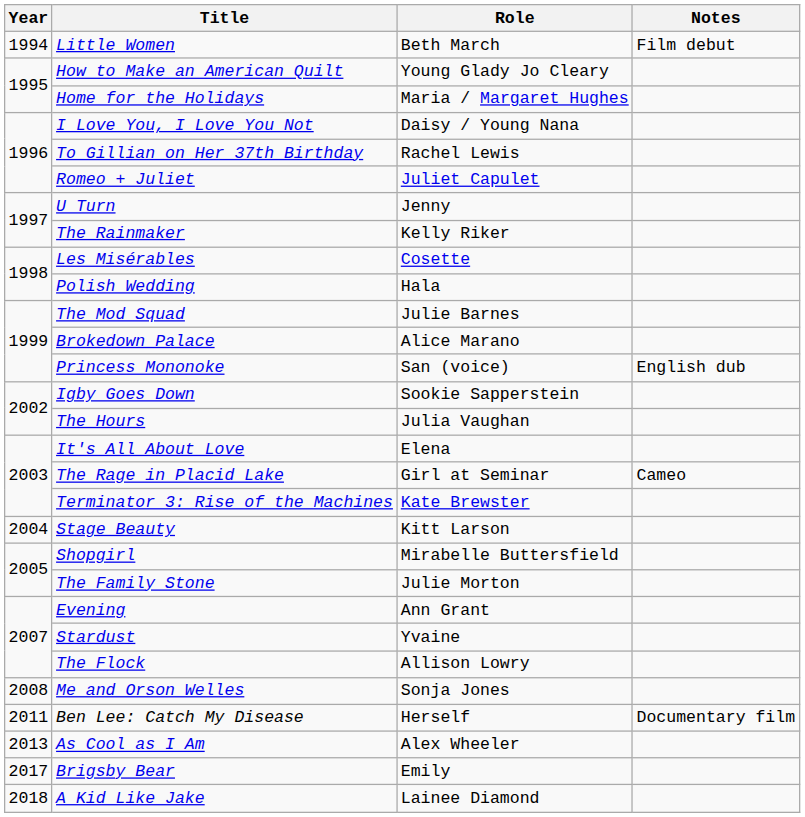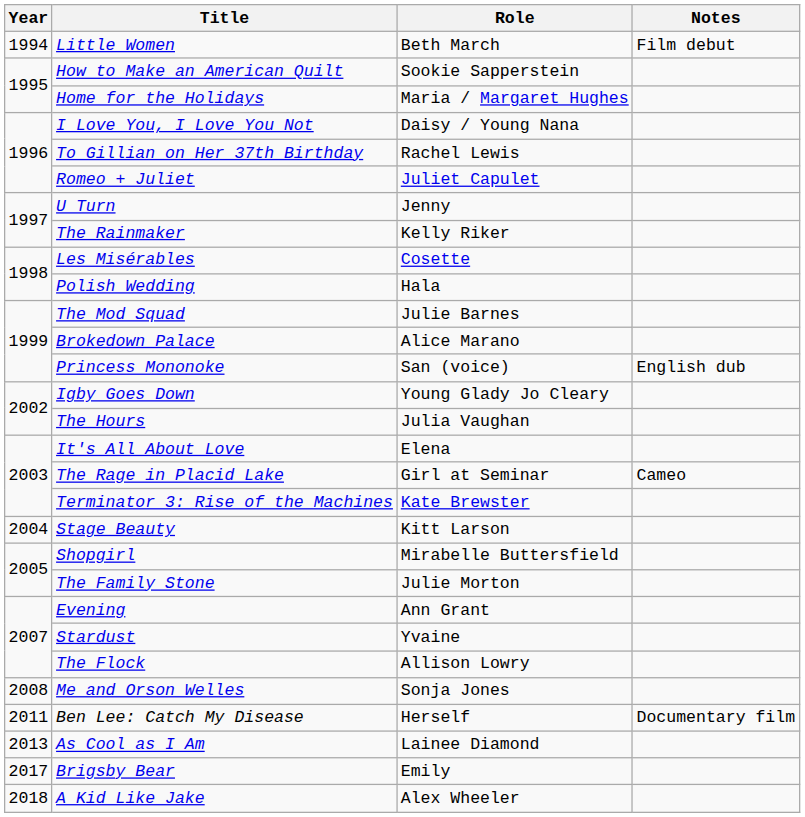(505, 72) Young Glady Jo Cleary -> (490, 72) Sookie Sapperstein
(490, 395) Sookie Sapperstein -> (505, 395) Young Glady Jo Cleary
(460, 745) Alex Wheeler -> (470, 745) Lainee Diamond
(470, 798) Lainee Diamond -> (460, 798) Alex Wheeler
